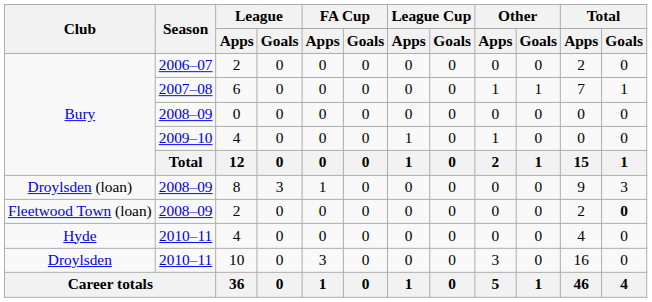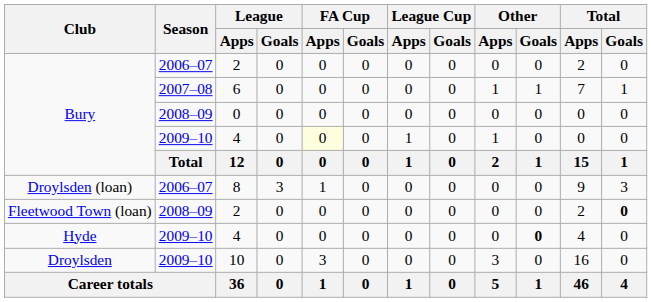(323, 138) no background -> (323, 138) lightyellow background
(186, 187) 2008–09 -> (186, 187) 2006–07
(186, 235) 2010–11 -> (186, 235) 2009–10
(538, 235) normal -> (538, 235) bold
(186, 260) 2010–11 -> (186, 260) 2009–10
